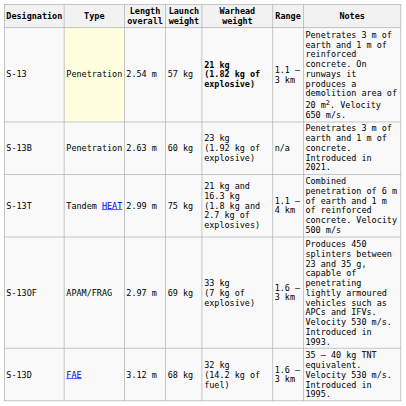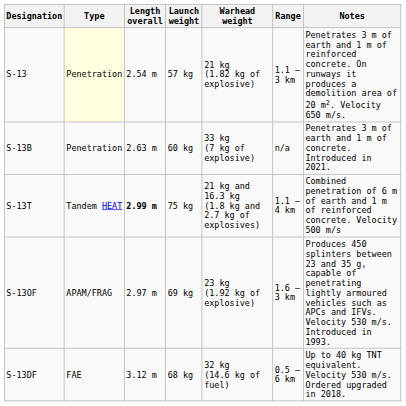(232, 75) bold -> (232, 75) normal
(232, 148) 23 kg (1.92 kg of explosive) -> (230, 148) 33 kg (7 kg of explosive)
(142, 206) normal -> (142, 206) bold
(230, 293) 33 kg (7 kg of explosive) -> (232, 293) 23 kg (1.92 kg of explosive)
- row: (19, 375)
+ row: (22, 375)
